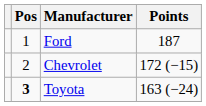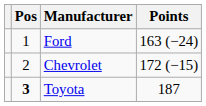(169, 41) 187 -> (169, 41) 163 (−24)
(169, 89) 163 (−24) -> (169, 89) 187
